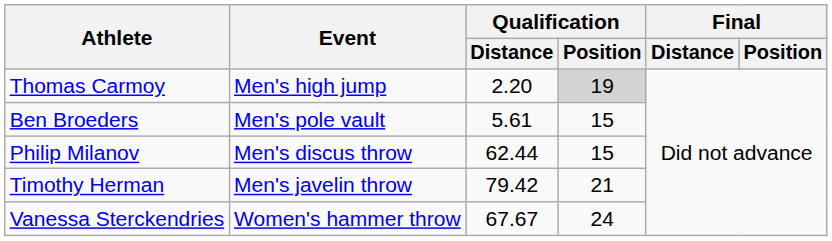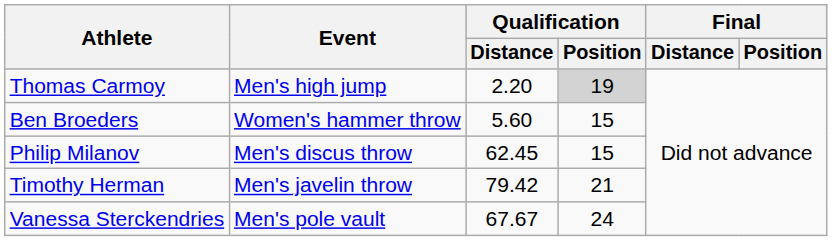(310, 120) Men's pole vault -> (347, 120) Women's hammer throw
(512, 120) 5.61 -> (512, 120) 5.60
(512, 153) 62.44 -> (512, 153) 62.45
(347, 219) Women's hammer throw -> (310, 219) Men's pole vault
